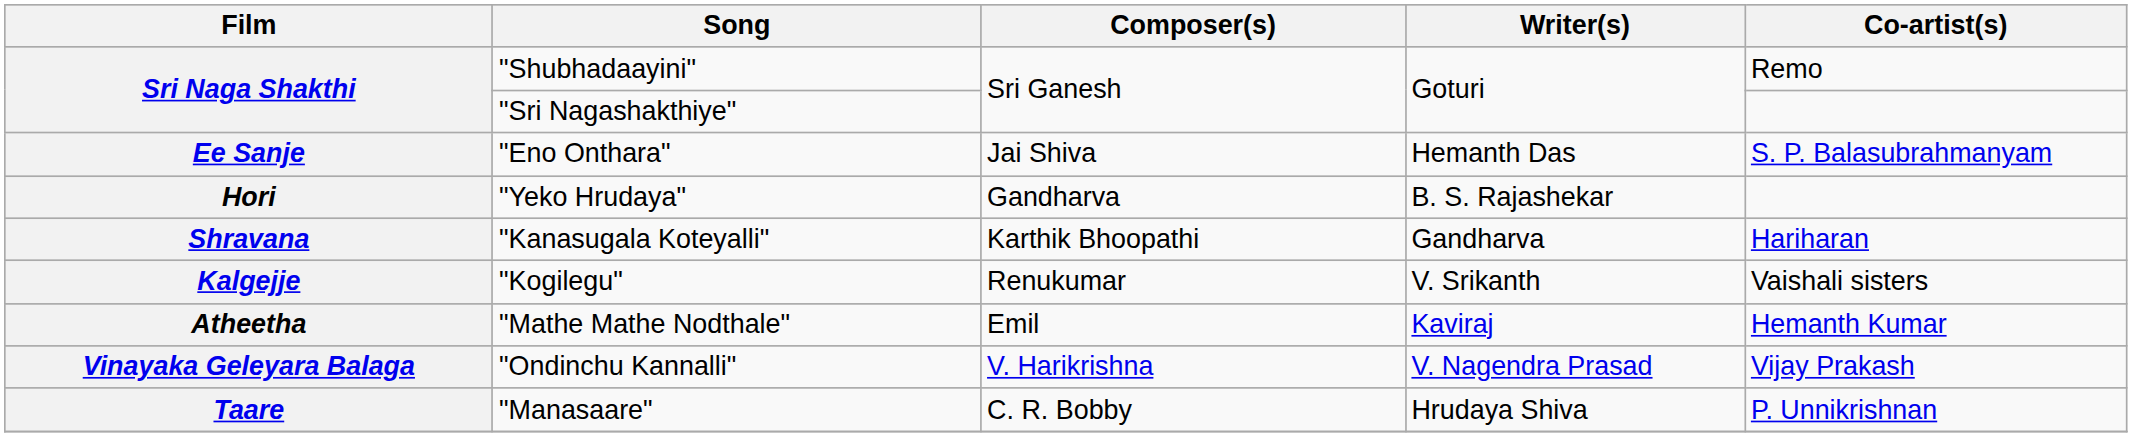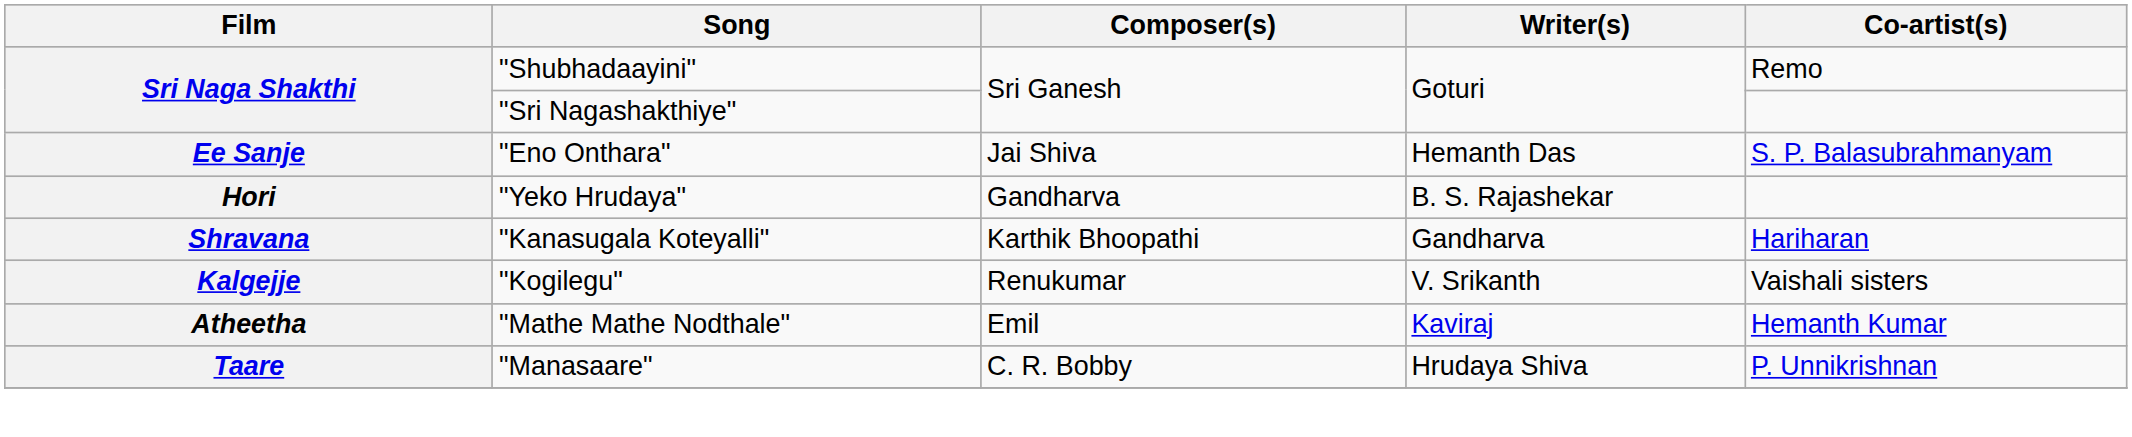- row: (618, 366)
